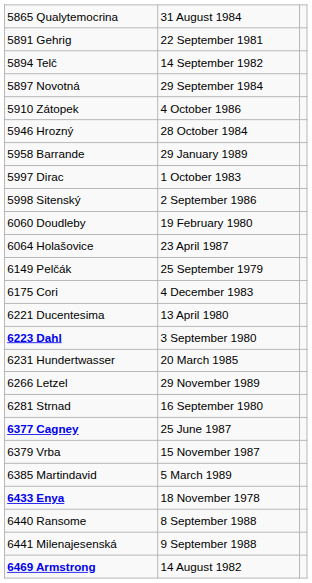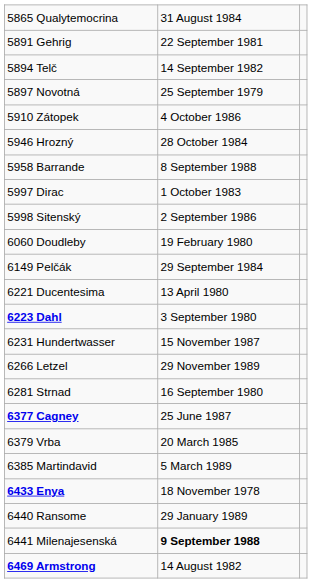(212, 85) 29 September 1984 -> (212, 92) 25 September 1979
(204, 154) 29 January 1989 -> (208, 167) 8 September 1988
- row: (50, 246)
(212, 269) 25 September 1979 -> (212, 267) 29 September 1984
- row: (32, 292)
(199, 360) 20 March 1985 -> (210, 342) 15 November 1987
(210, 452) 15 November 1987 -> (199, 441) 20 March 1985
(208, 521) 8 September 1988 -> (204, 516) 29 January 1989
(208, 544) normal -> (210, 541) bold
